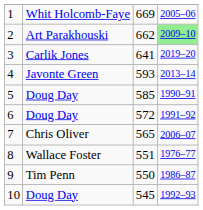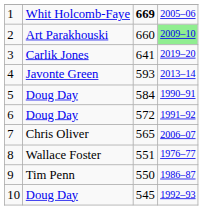(145, 14) normal -> (145, 14) bold
(145, 34) 662 -> (145, 34) 660
(145, 94) 585 -> (145, 94) 584
